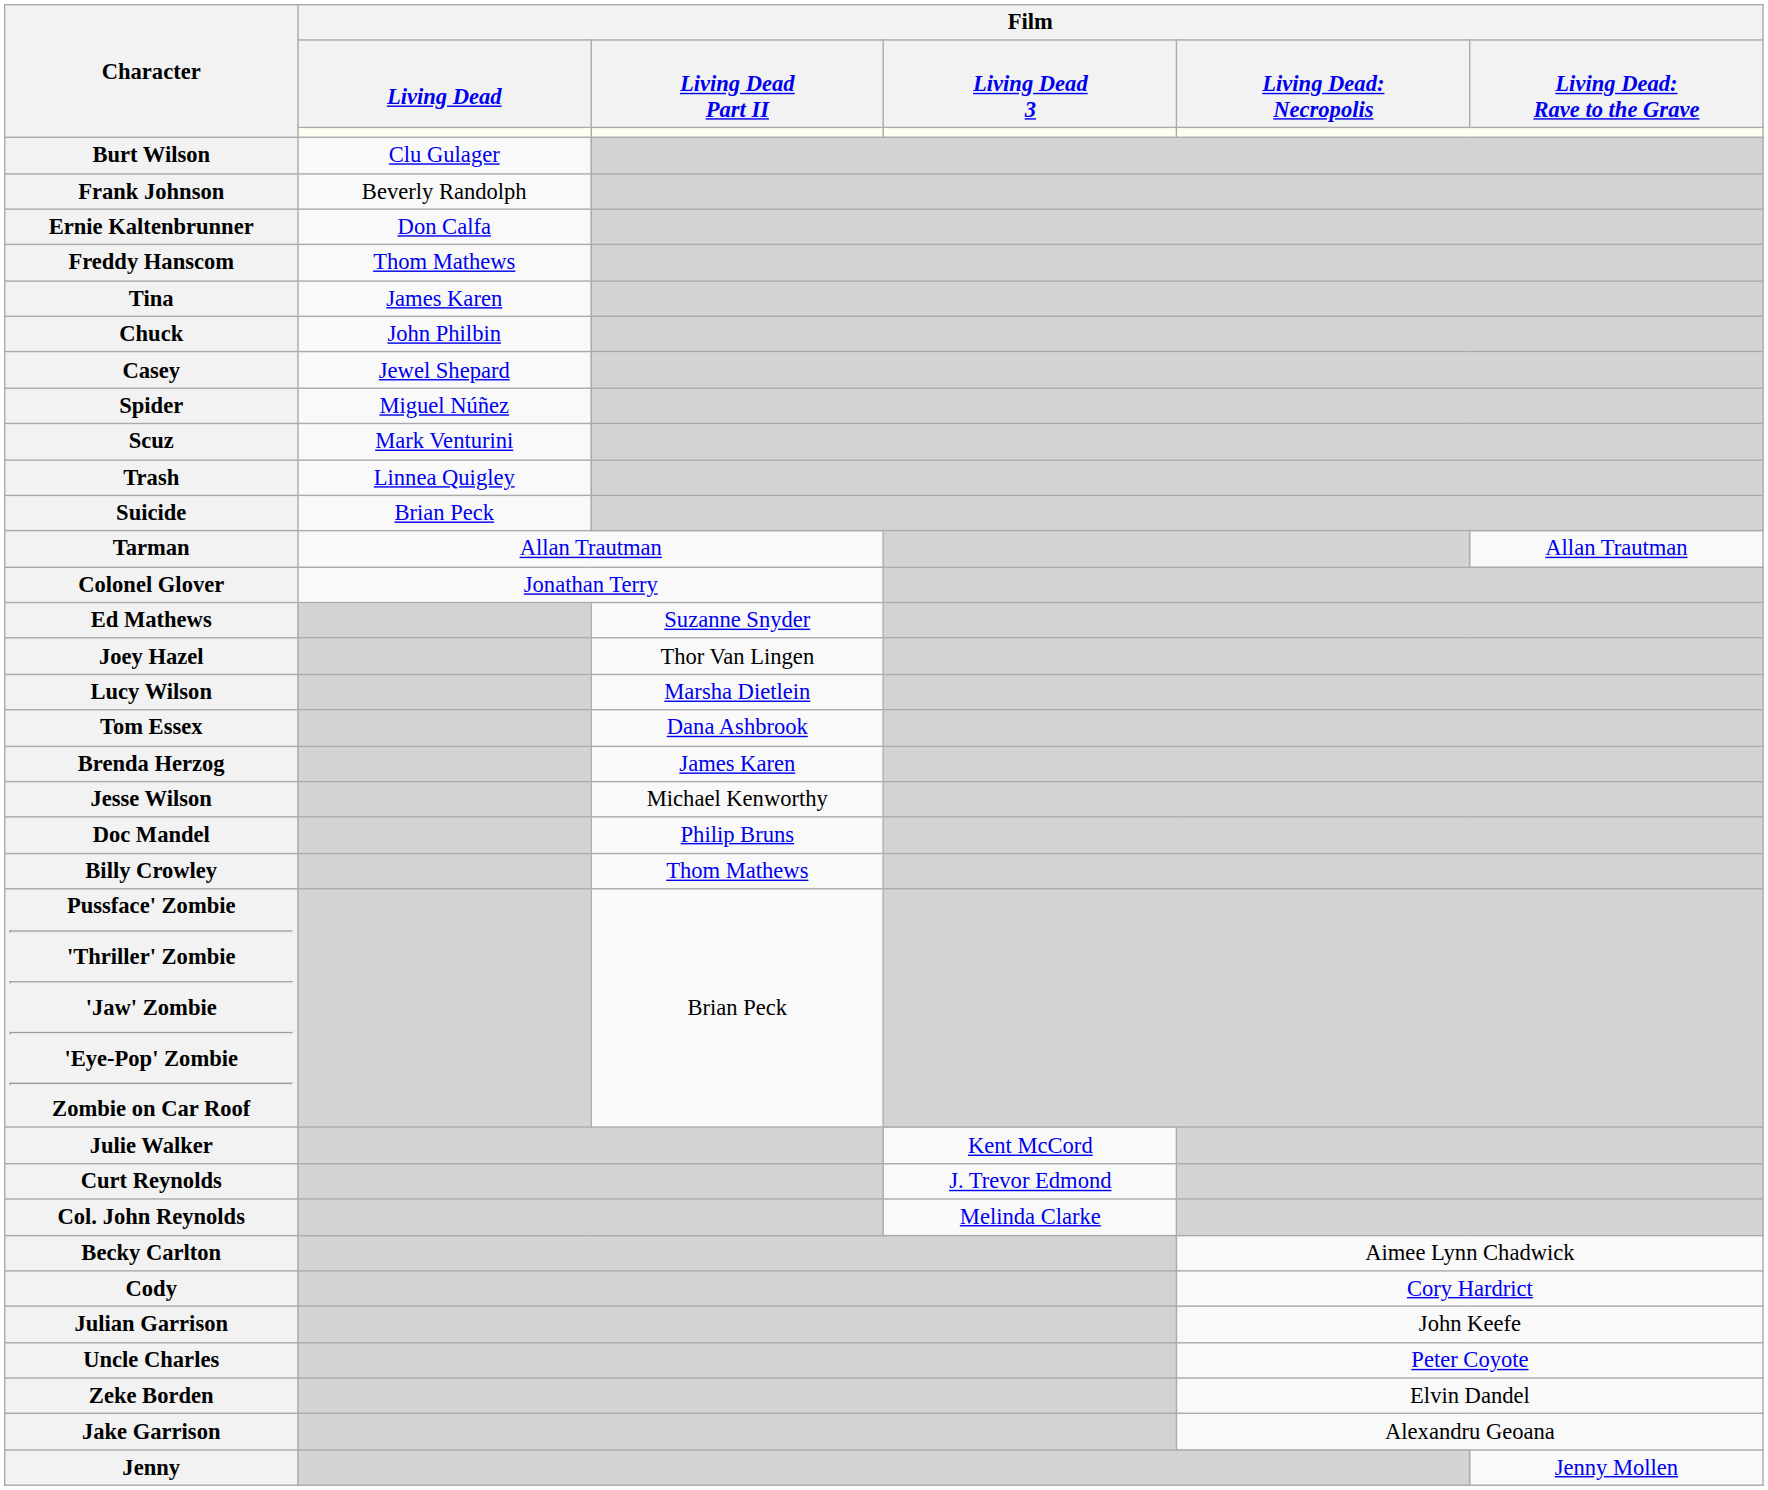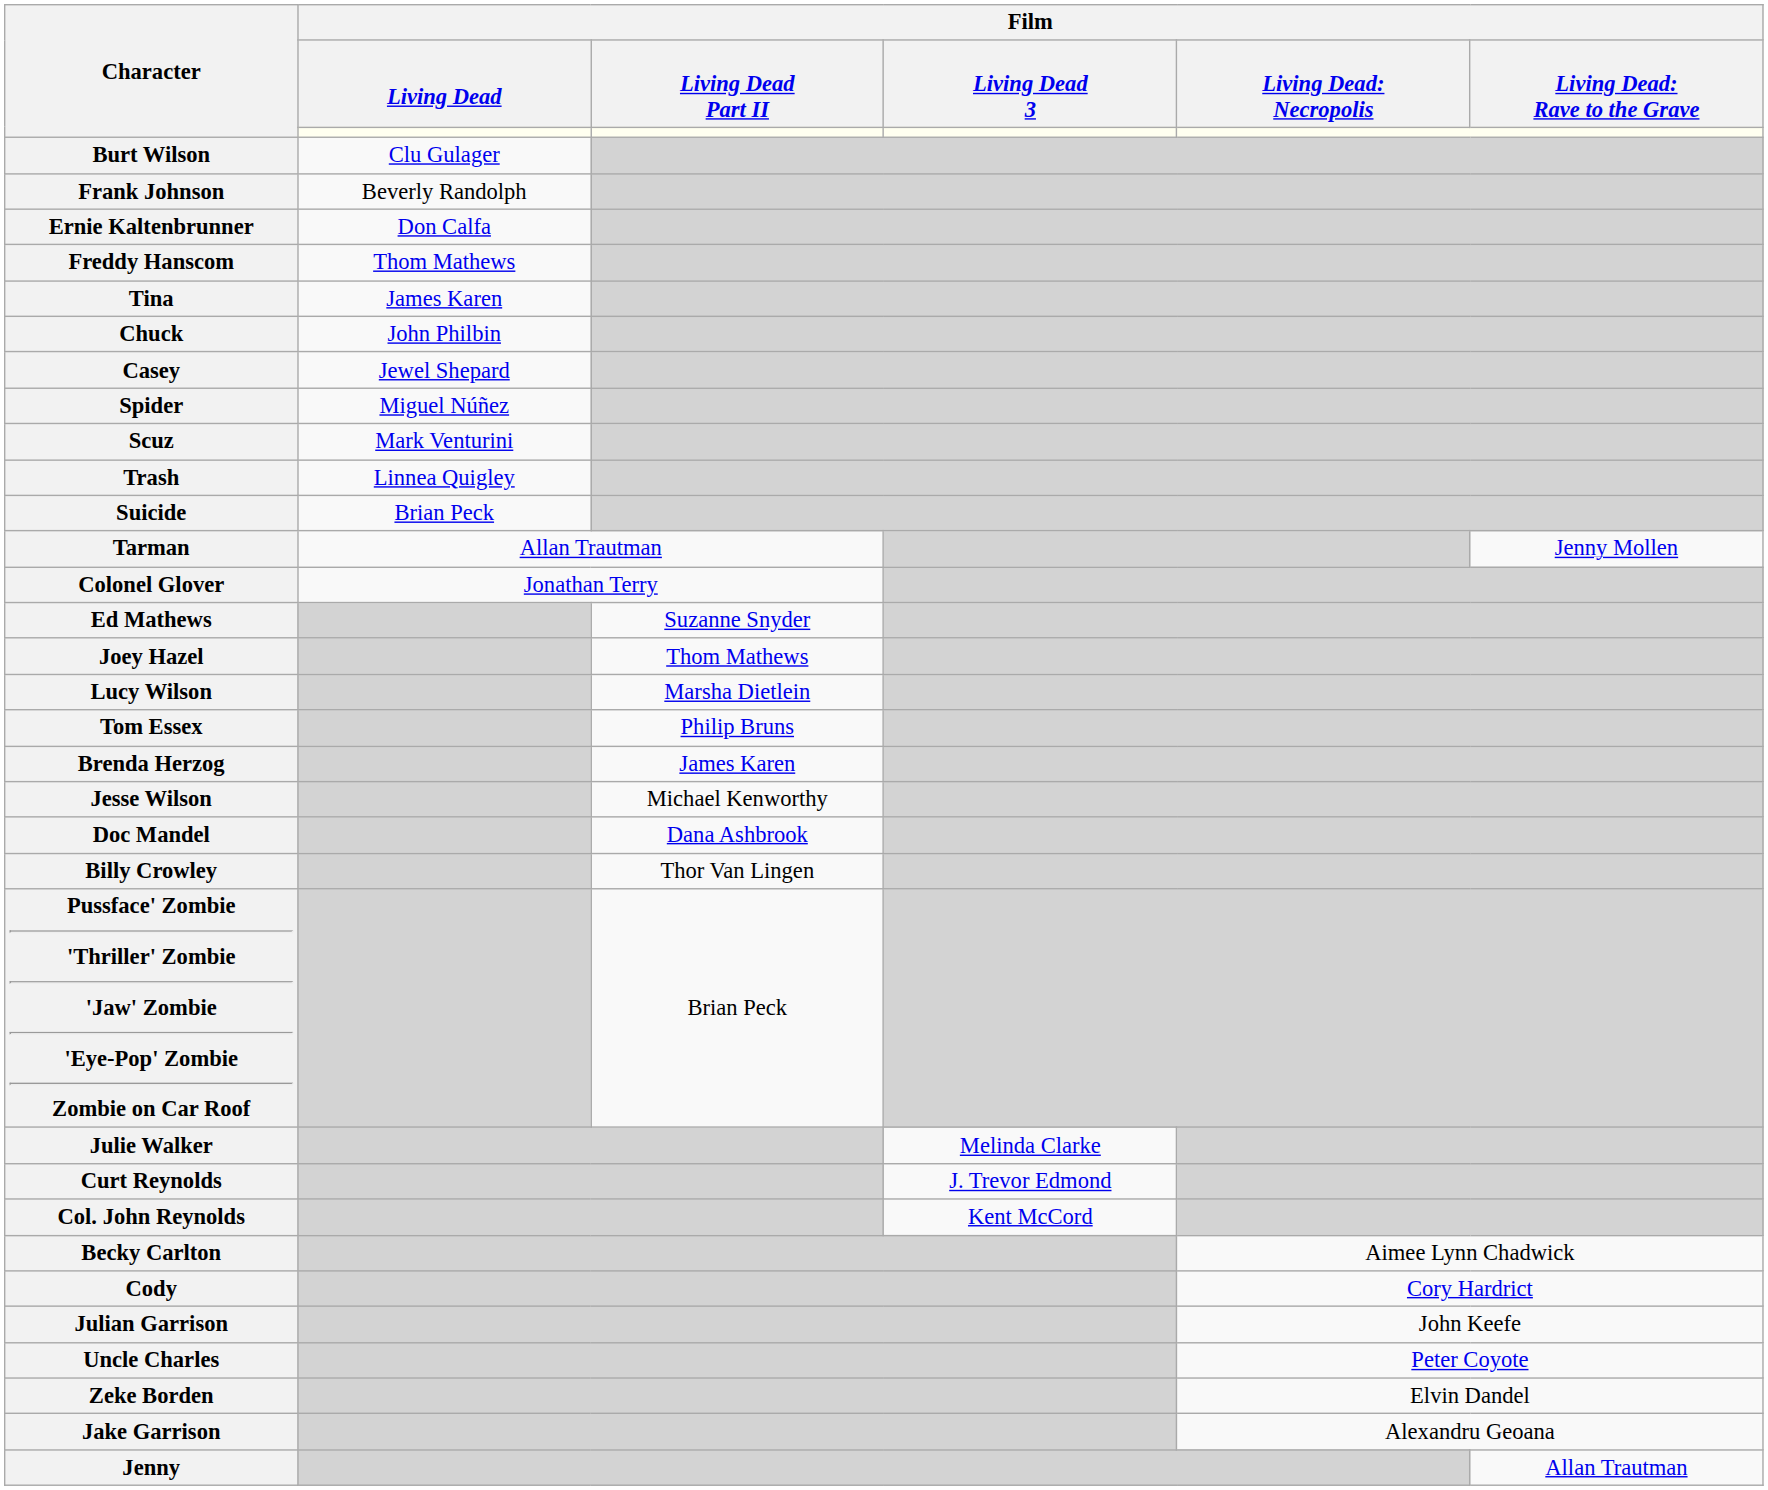(1616, 548) Allan Trautman -> (1616, 548) Jenny Mollen
(737, 656) Thor Van Lingen -> (737, 656) Thom Mathews
(737, 727) Dana Ashbrook -> (737, 727) Philip Bruns
(737, 834) Philip Bruns -> (737, 834) Dana Ashbrook
(737, 870) Thom Mathews -> (737, 870) Thor Van Lingen
(1030, 1145) Kent McCord -> (1030, 1145) Melinda Clarke
(1030, 1216) Melinda Clarke -> (1030, 1216) Kent McCord
(1616, 1467) Jenny Mollen -> (1616, 1467) Allan Trautman
